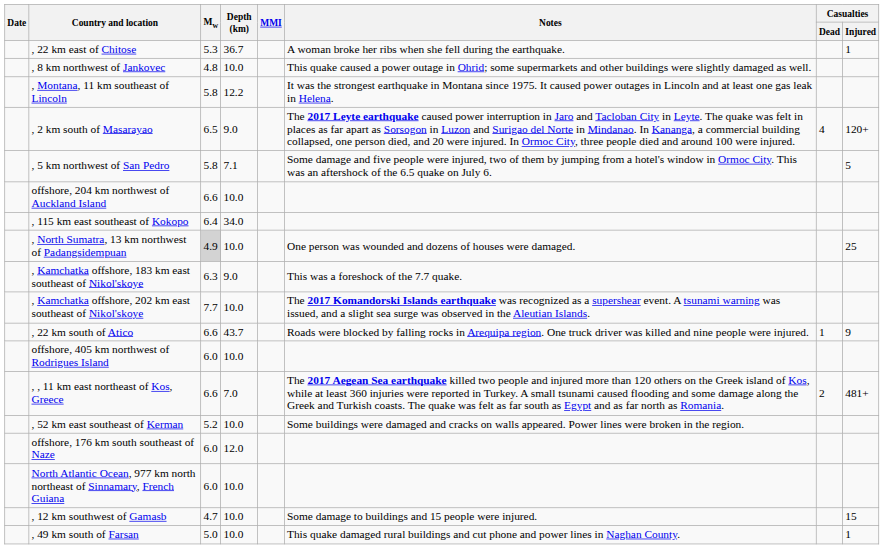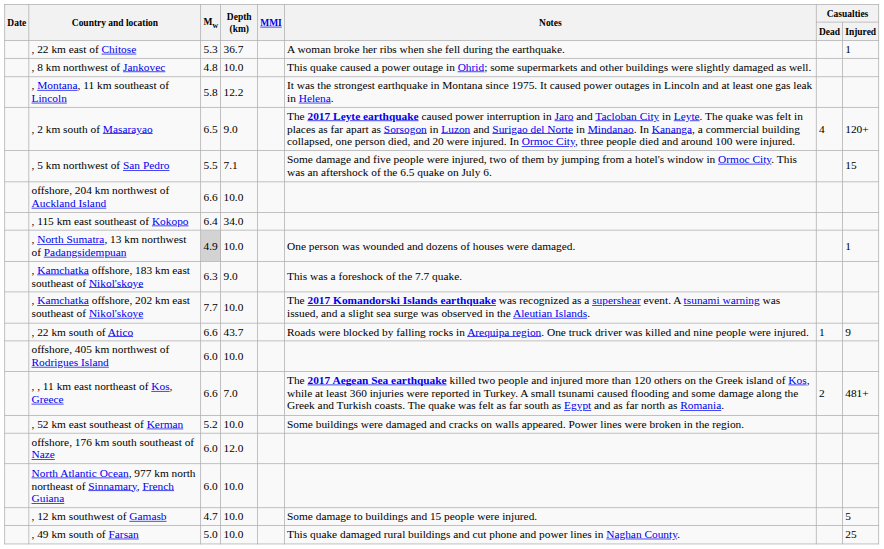(211, 166) 5.8 -> (211, 166) 5.5
(848, 166) 5 -> (851, 166) 15
(851, 245) 25 -> (848, 245) 1
(851, 516) 15 -> (848, 516) 5
(848, 534) 1 -> (851, 534) 25
